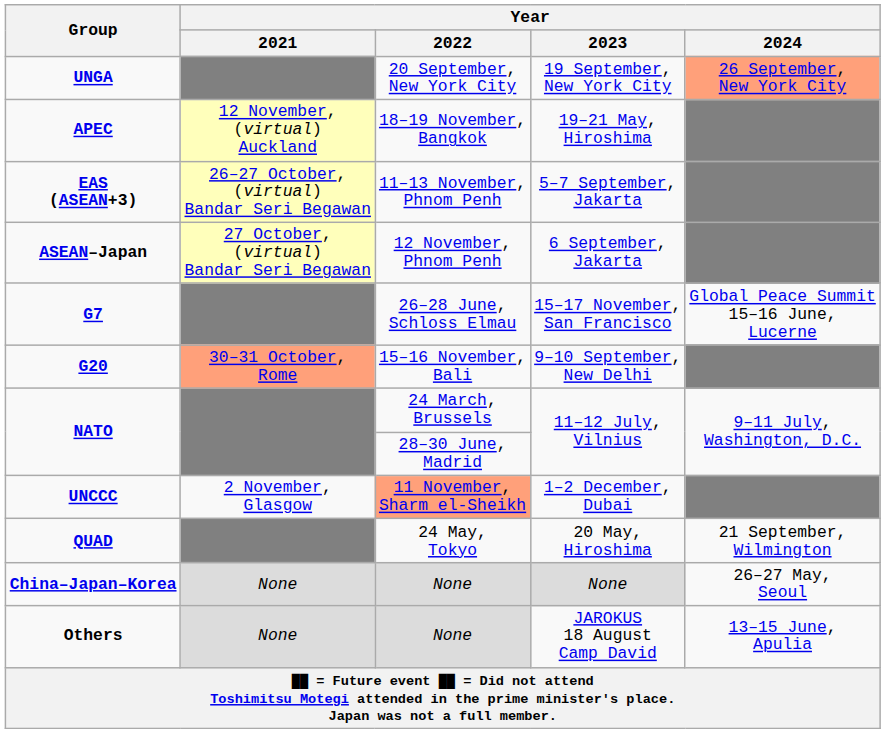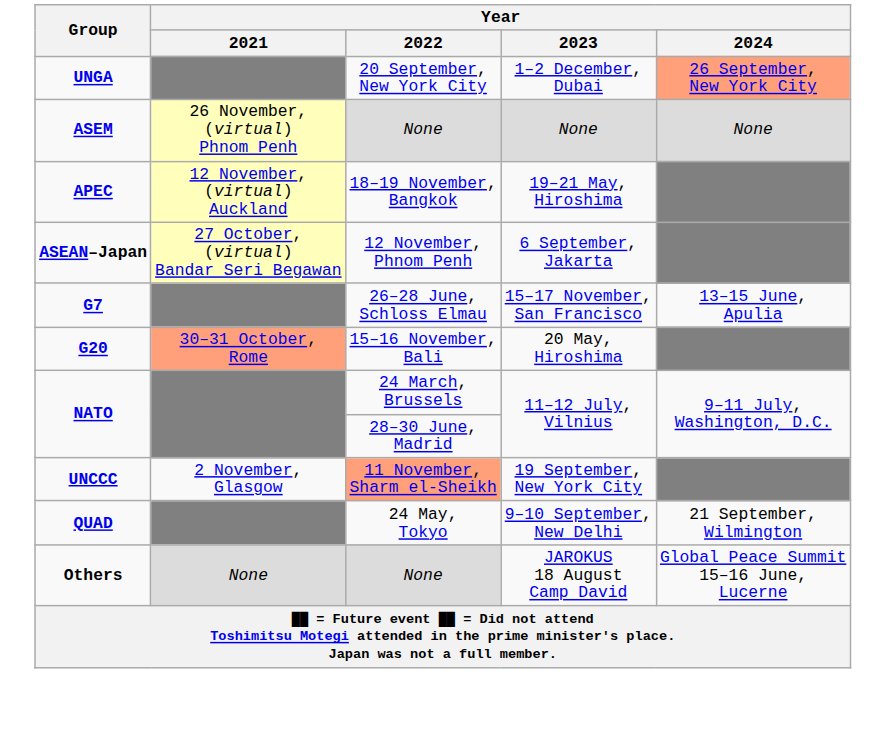(608, 78) 19 September, New York City -> (578, 78) 1–2 December, Dubai
+ row: (93, 130)
- row: (93, 192)
(783, 314) Global Peace Summit 15–16 June, Lucerne -> (753, 305) 13–15 June, Apulia
(608, 367) 9–10 September, New Delhi -> (578, 349) 20 May, Hiroshima
(608, 497) 1–2 December, Dubai -> (578, 480) 19 September, New York City
(608, 541) 20 May, Hiroshima -> (578, 523) 9–10 September, New Delhi
- row: (93, 584)
(783, 637) 13–15 June, Apulia -> (753, 575) Global Peace Summit 15–16 June, Lucerne
